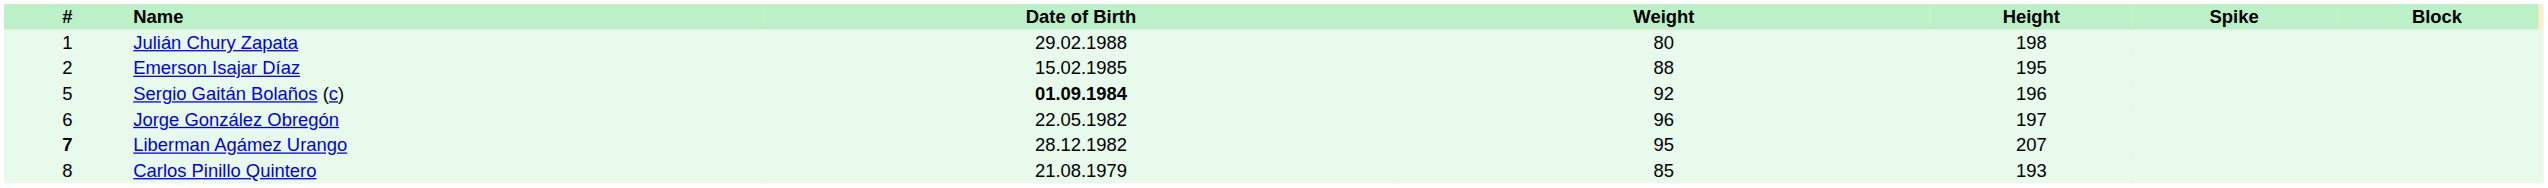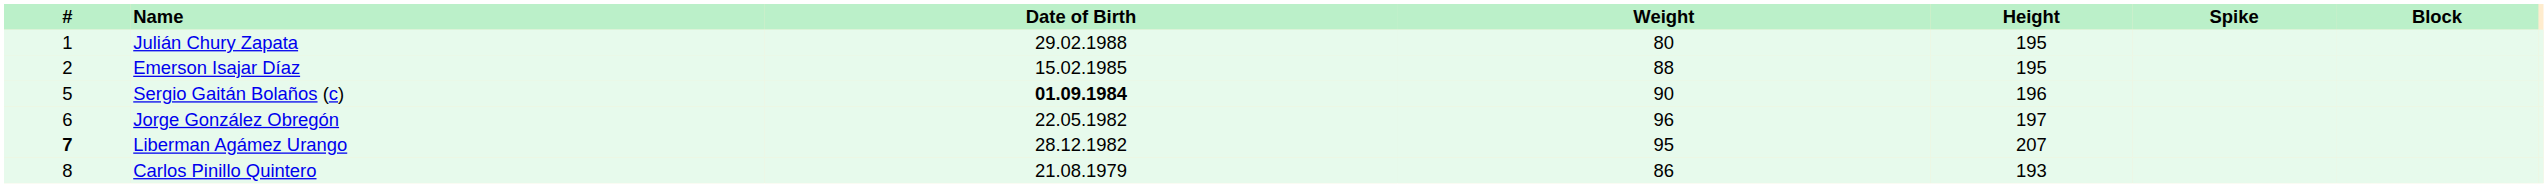(2031, 42) 198 -> (2031, 42) 195
(1664, 94) 92 -> (1664, 94) 90
(1664, 170) 85 -> (1664, 170) 86
